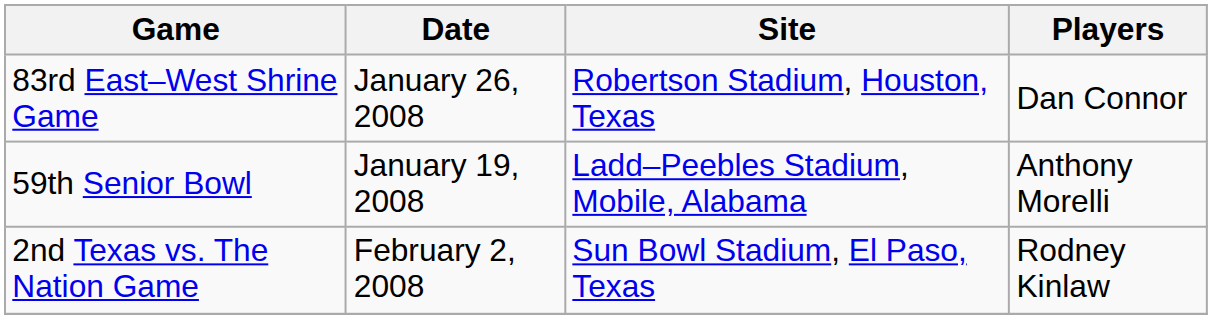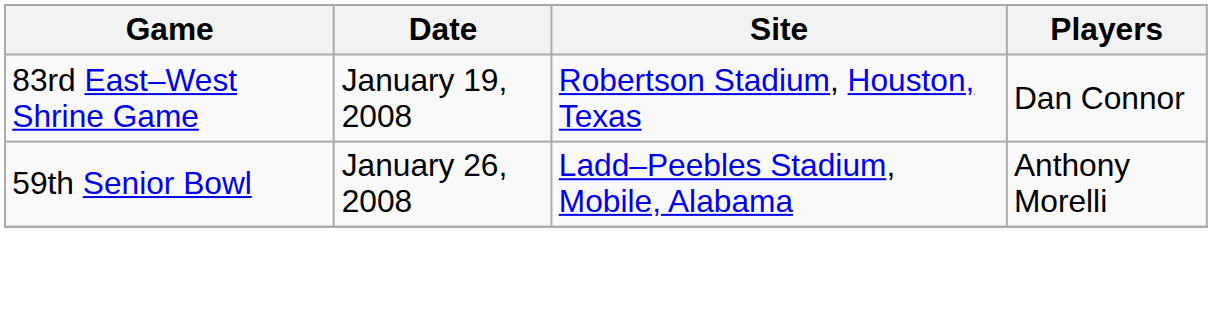(437, 97) January 26, 2008 -> (425, 97) January 19, 2008
(437, 183) January 19, 2008 -> (425, 183) January 26, 2008
- row: (140, 269)
